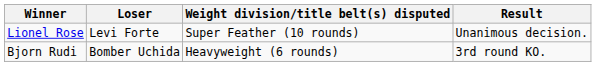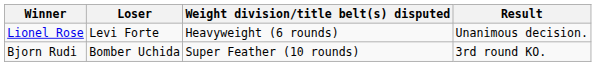(272, 33) Super Feather (10 rounds) -> (262, 33) Heavyweight (6 rounds)
(262, 52) Heavyweight (6 rounds) -> (272, 52) Super Feather (10 rounds)
